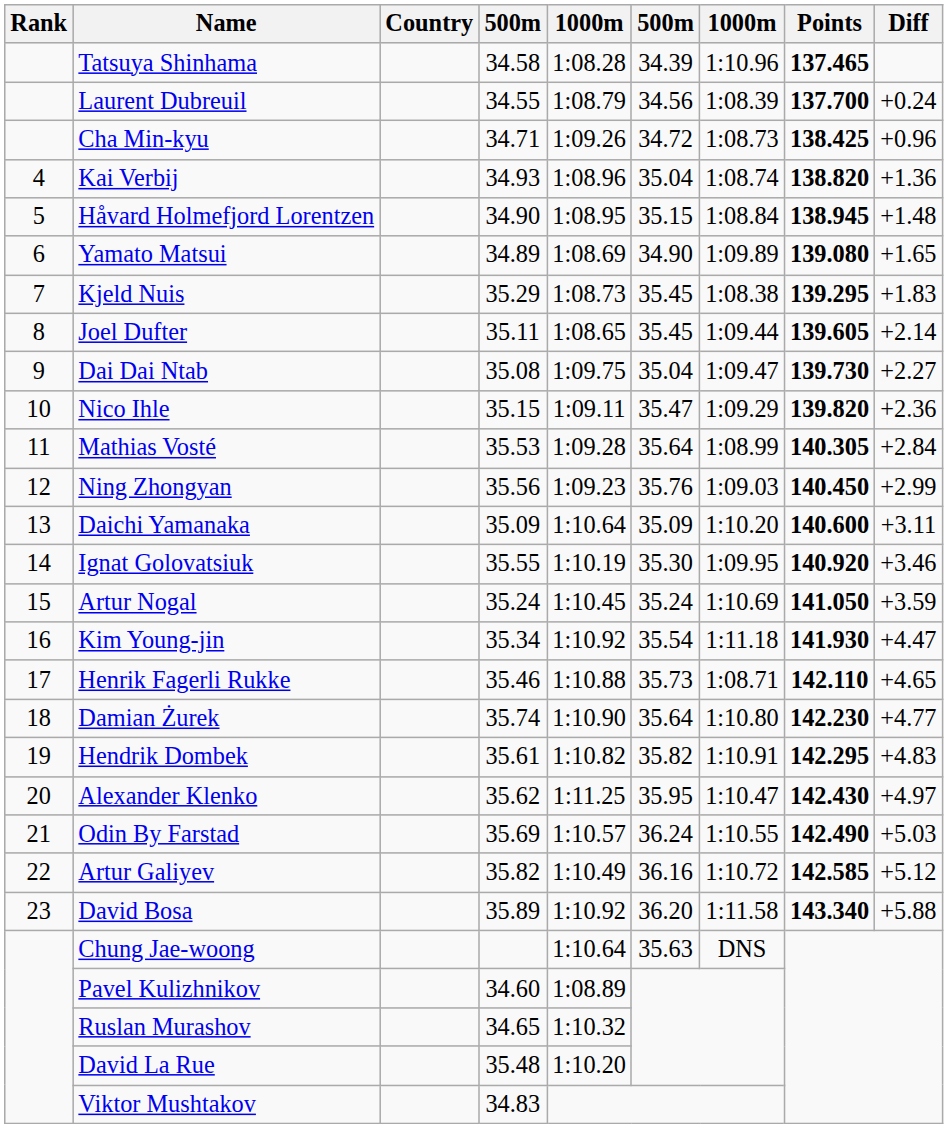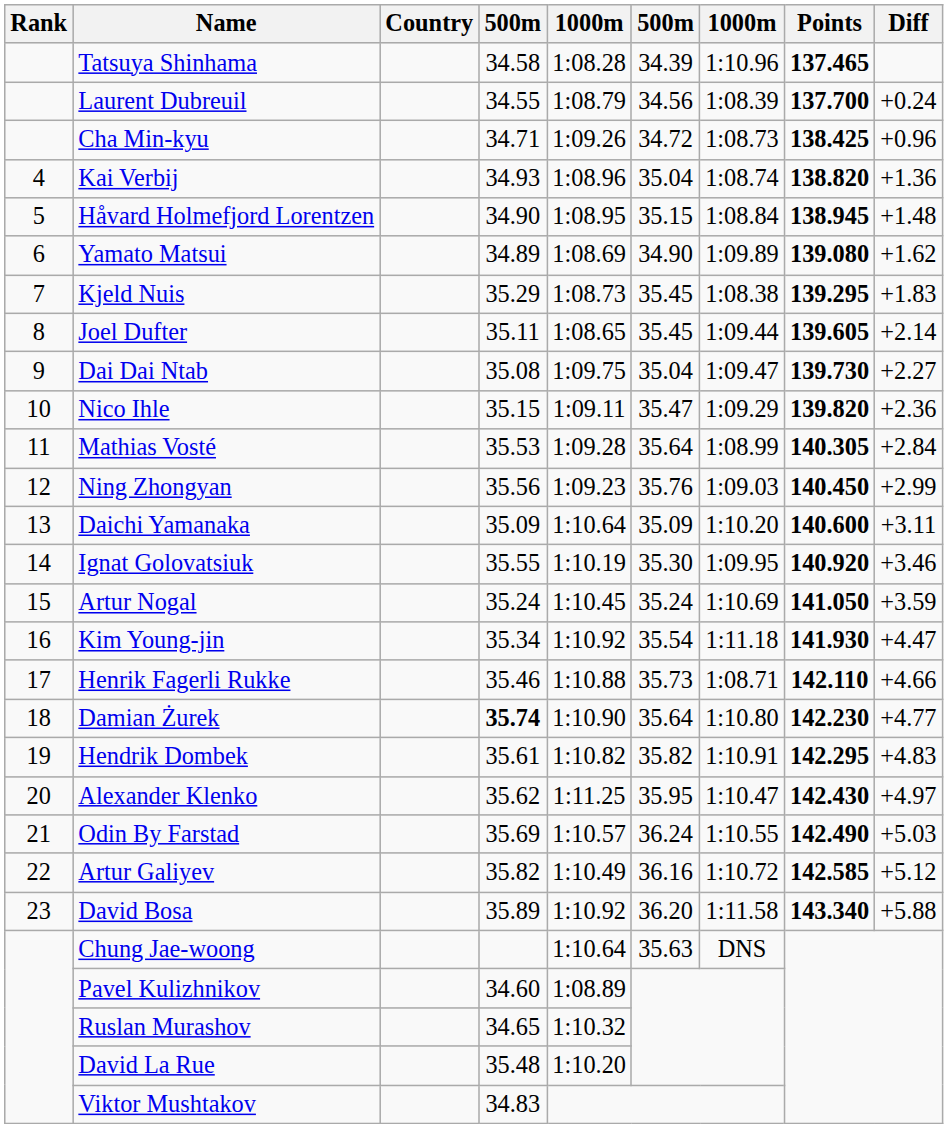(908, 255) +1.65 -> (908, 255) +1.62
(908, 679) +4.65 -> (908, 679) +4.66
(513, 718) normal -> (513, 718) bold
